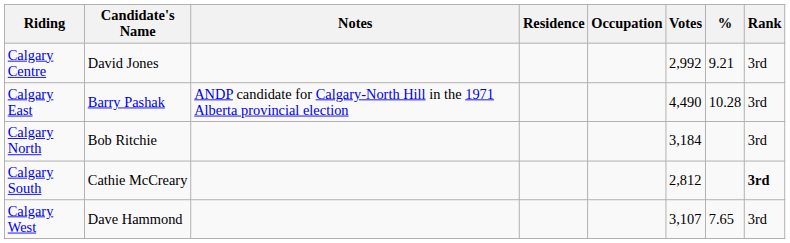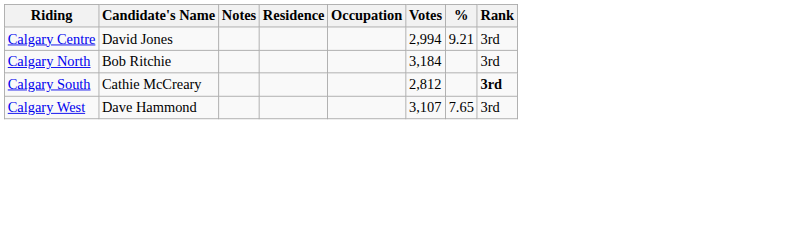(685, 63) 2,992 -> (425, 38) 2,994
- row: (31, 102)
